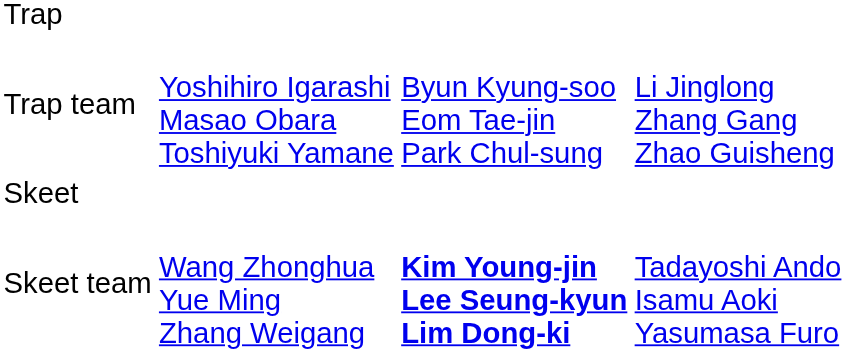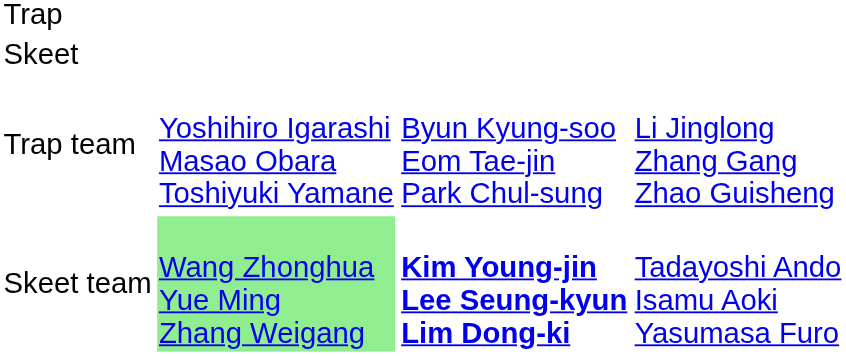rows swapped: (70, 104) <-> (41, 193)
(267, 300) no background -> (267, 300) lightgreen background
